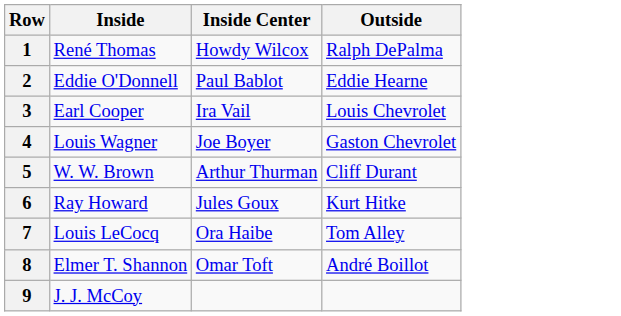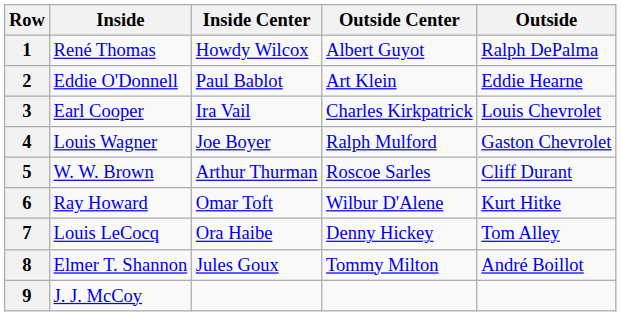+ column: (399, 19)
(237, 203) Jules Goux -> (234, 203) Omar Toft
(234, 264) Omar Toft -> (237, 264) Jules Goux
